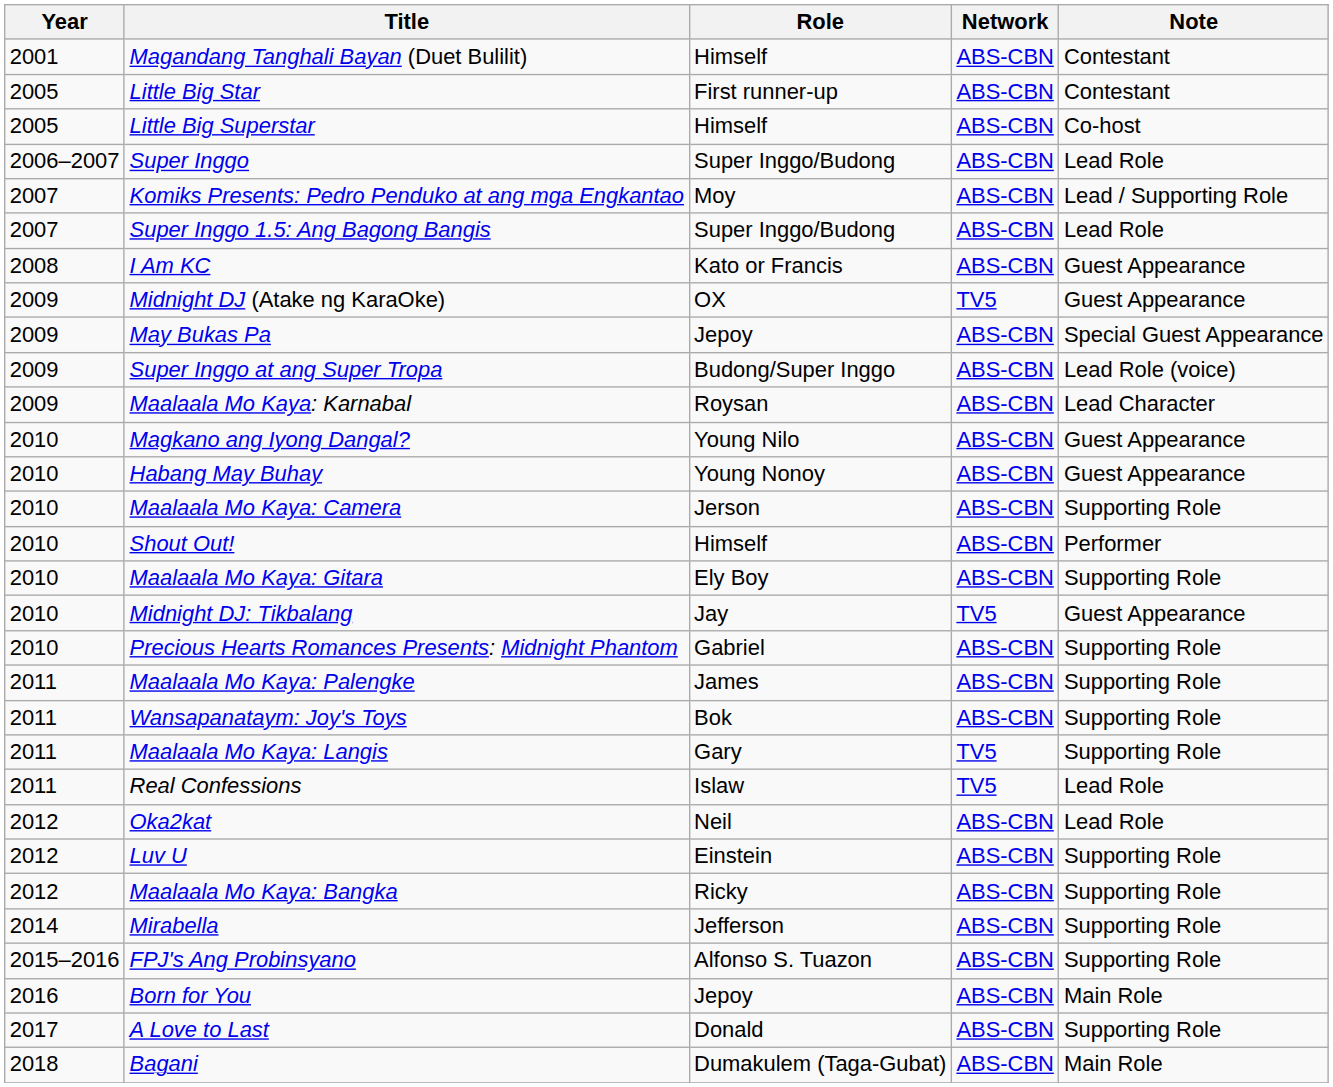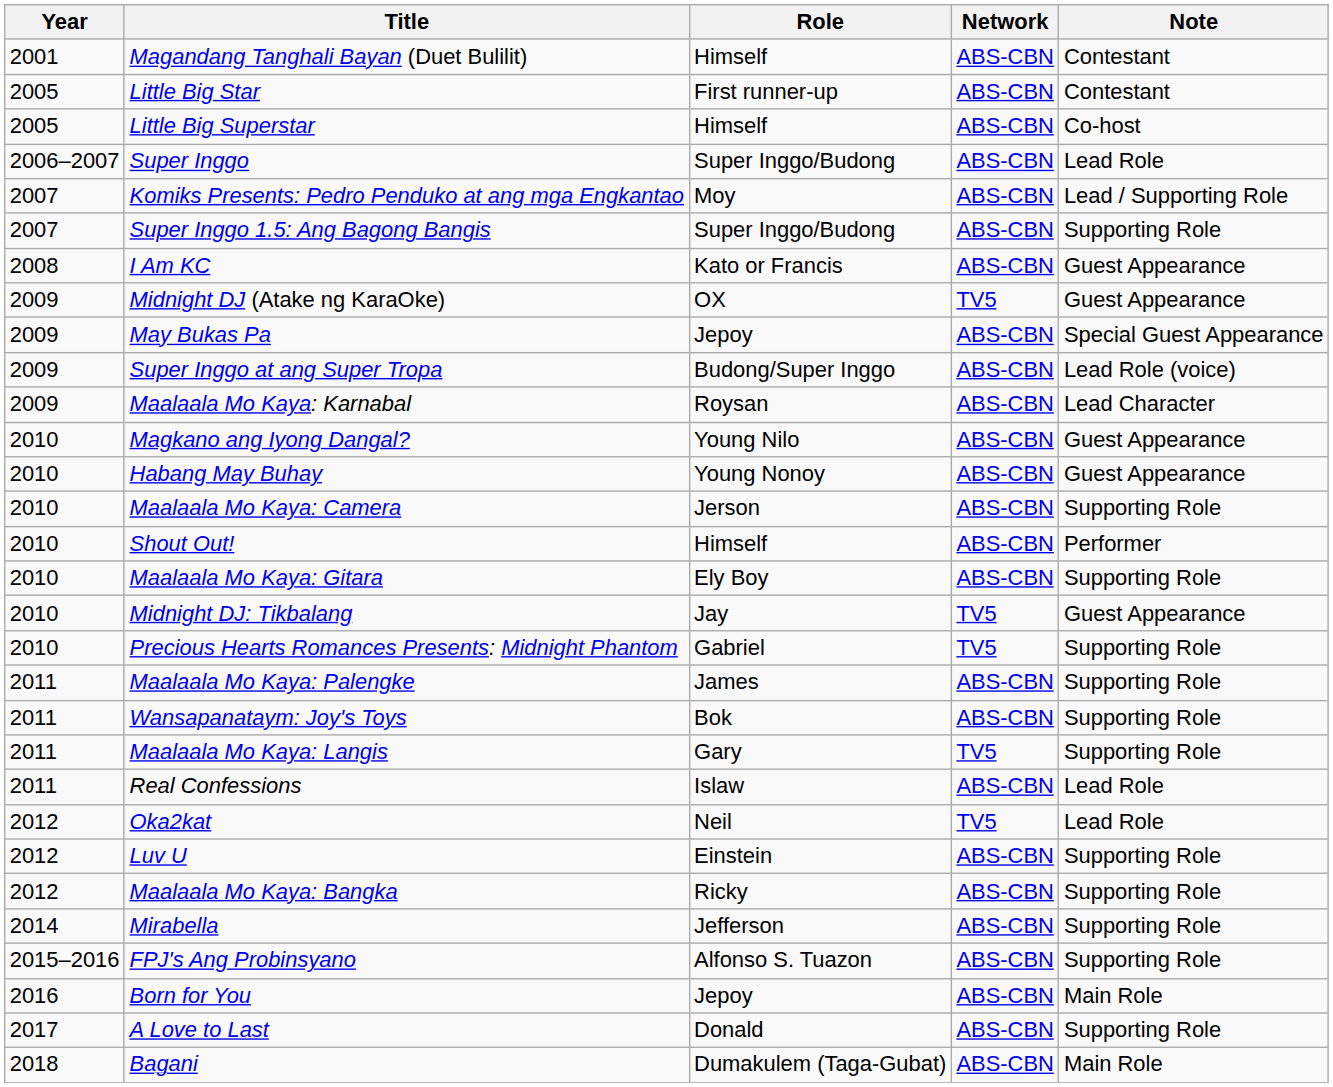(1114, 230) Lead Role -> (1143, 230) Supporting Role
(1005, 647) ABS-CBN -> (976, 647) TV5
(976, 786) TV5 -> (1005, 786) ABS-CBN
(1005, 821) ABS-CBN -> (976, 821) TV5
